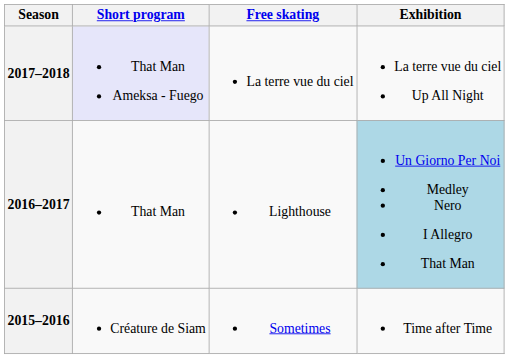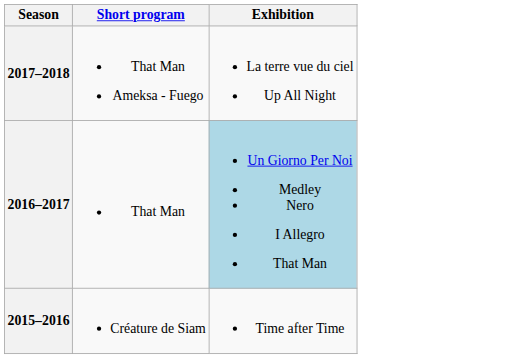- column: (283, 15)
(141, 81) lavender background -> (141, 81) no background
